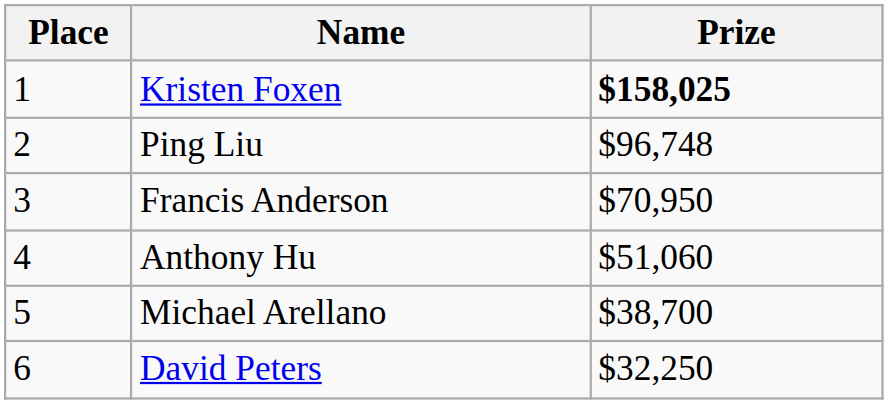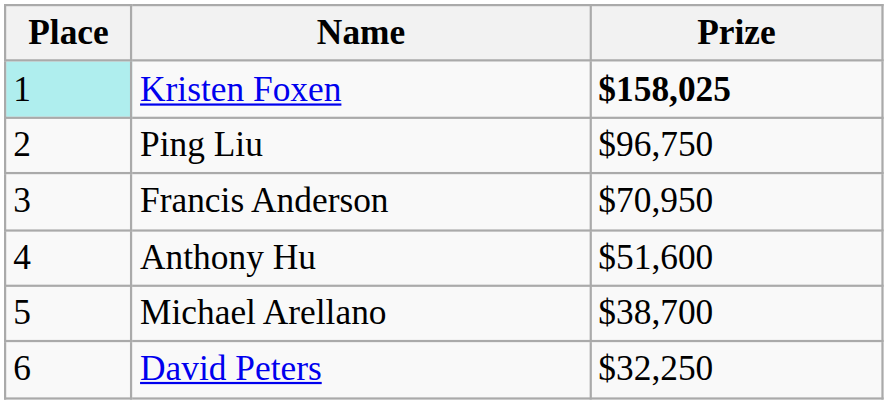(22, 88) no background -> (22, 88) paleturquoise background
(656, 144) $96,748 -> (656, 144) $96,750
(656, 256) $51,060 -> (656, 256) $51,600
